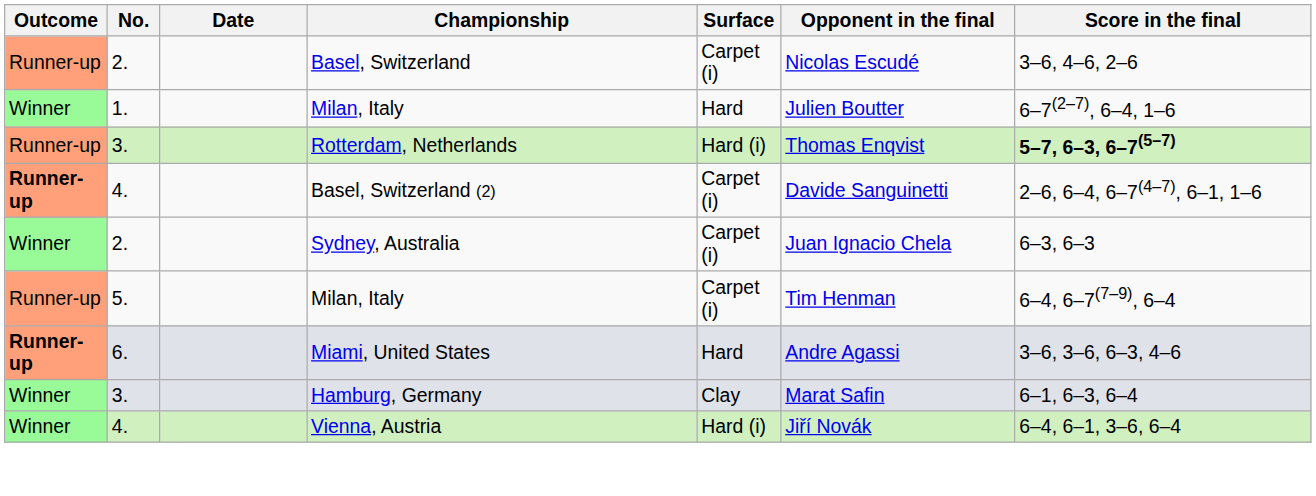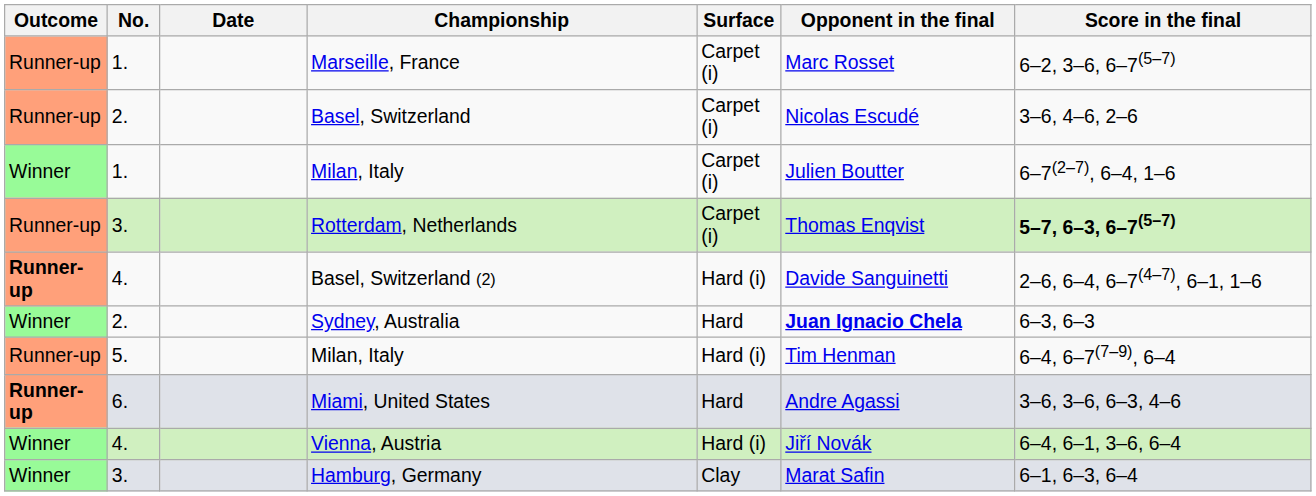+ row: (120, 62)
(722, 107) Hard -> (730, 170) Carpet (i)
(734, 144) Hard (i) -> (730, 224) Carpet (i)
(730, 189) Carpet (i) -> (734, 278) Hard (i)
(730, 243) Carpet (i) -> (722, 321) Hard
(868, 243) normal -> (874, 321) bold
(730, 297) Carpet (i) -> (734, 355) Hard (i)
rows swapped: (120, 394) <-> (120, 426)
